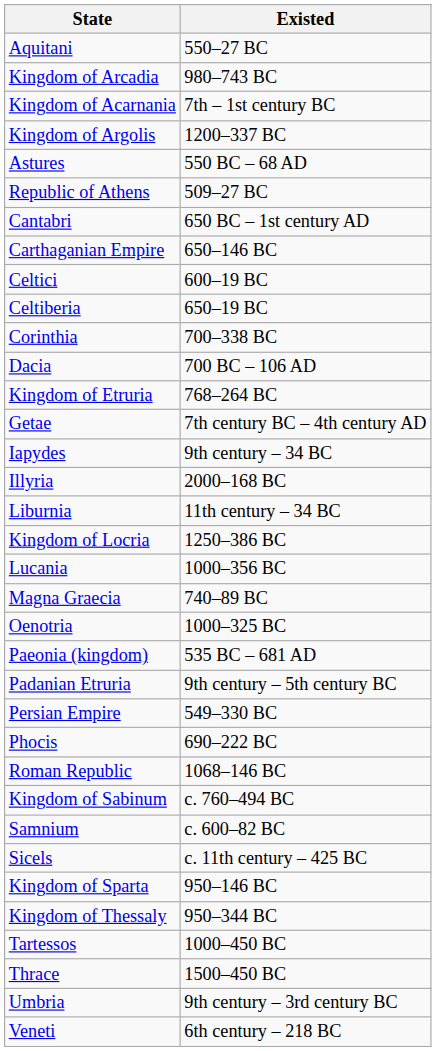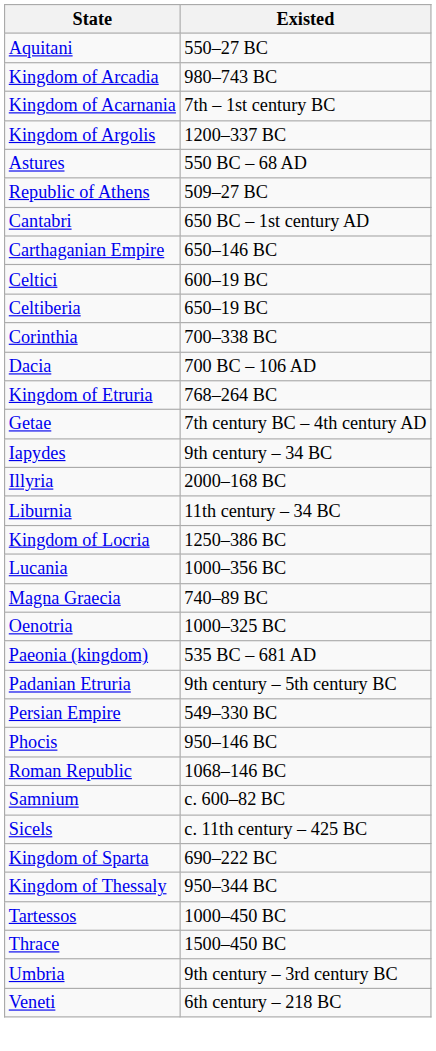(231, 742) 690–222 BC -> (231, 742) 950–146 BC
- row: (88, 800)
(231, 886) 950–146 BC -> (231, 857) 690–222 BC
